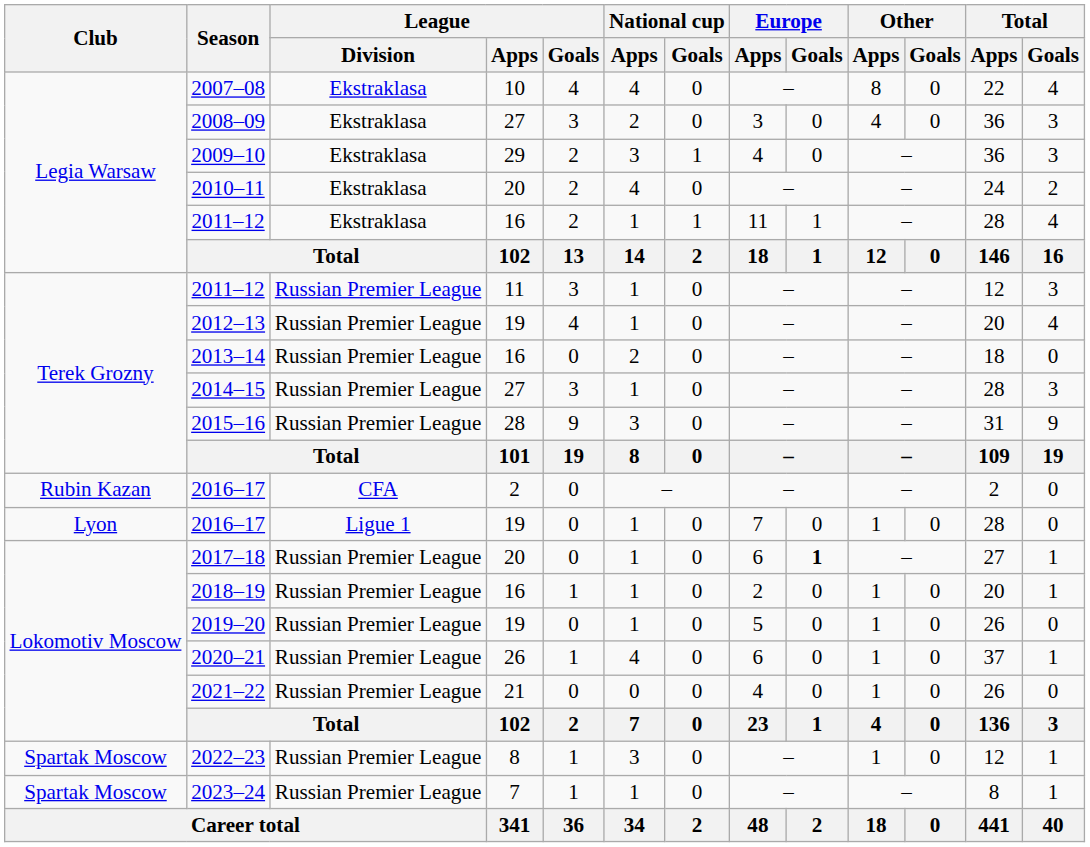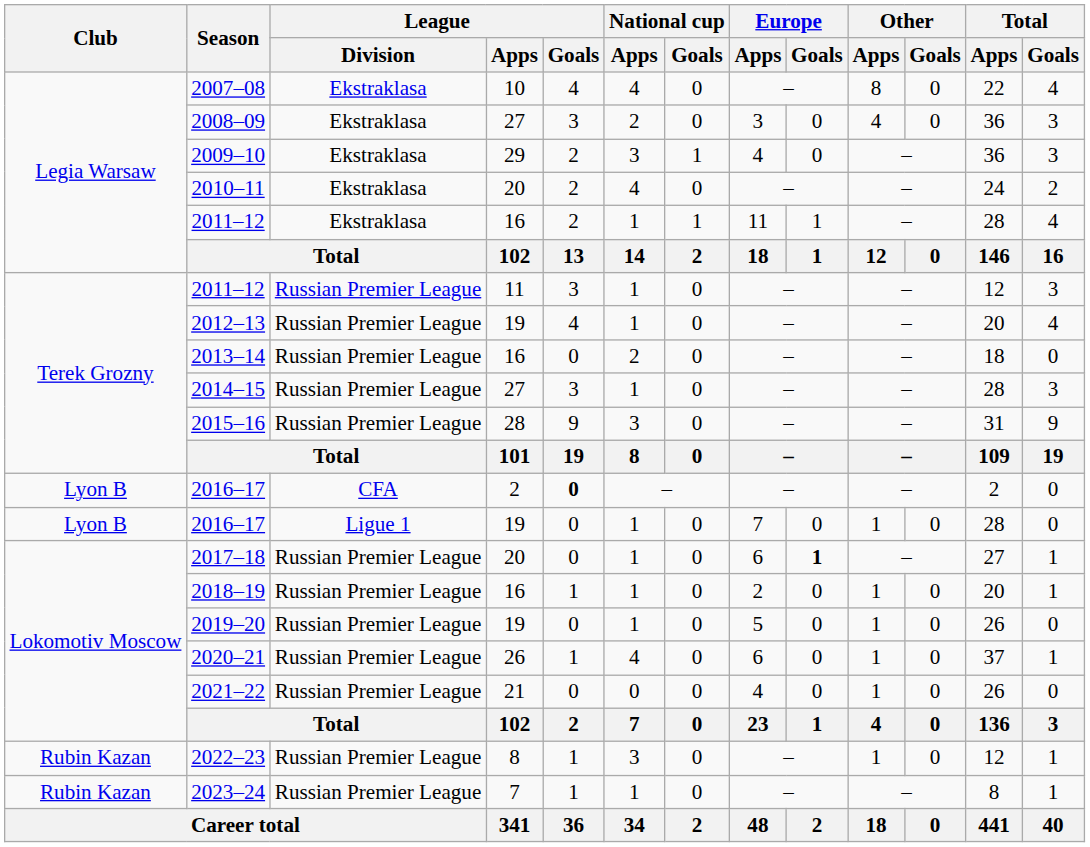(95, 490) Rubin Kazan -> (95, 490) Lyon B
(574, 490) normal -> (574, 490) bold
(95, 523) Lyon -> (95, 523) Lyon B
(95, 758) Spartak Moscow -> (95, 758) Rubin Kazan
(95, 791) Spartak Moscow -> (95, 791) Rubin Kazan
